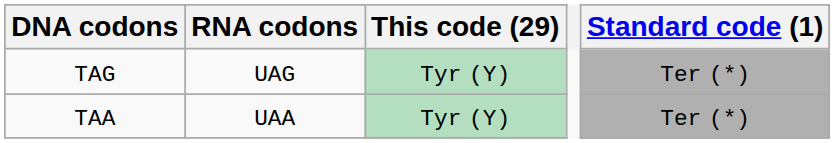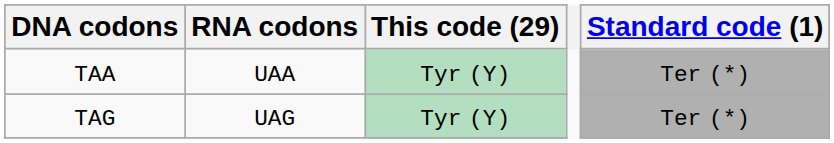rows swapped: (95, 119) <-> (95, 74)
